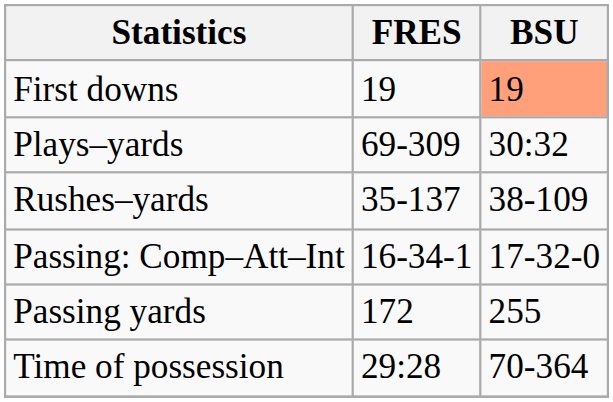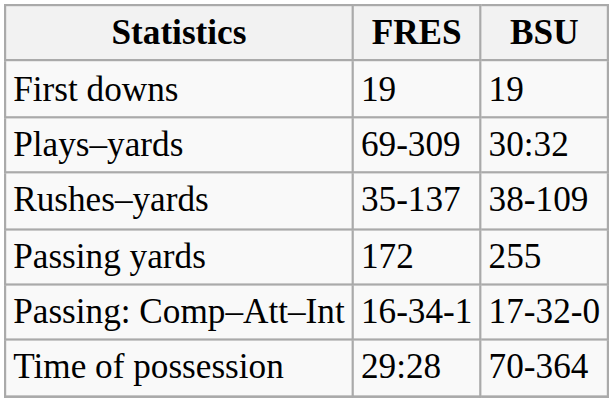(506, 88) lightsalmon background -> (506, 88) no background
rows swapped: (110, 311) <-> (179, 255)
